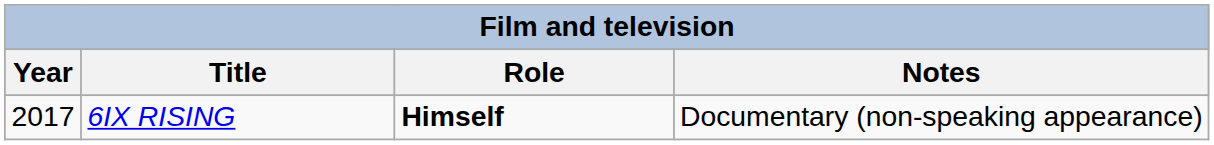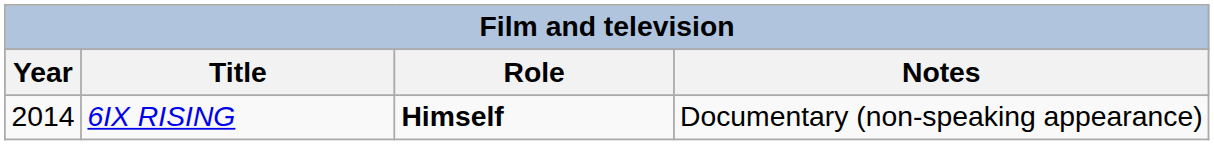(43, 116) 2017 -> (43, 116) 2014
